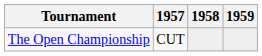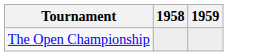- column: (170, 16)
